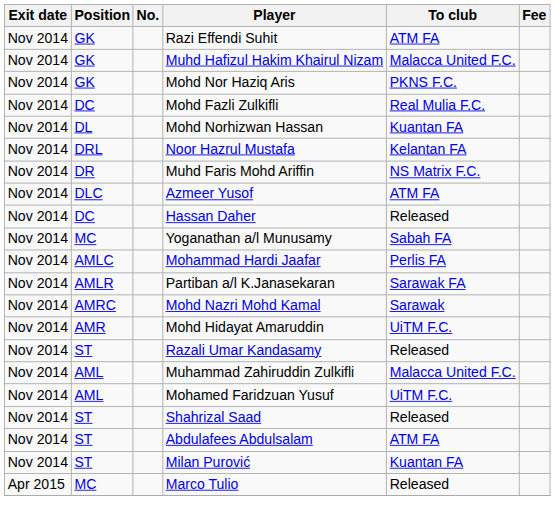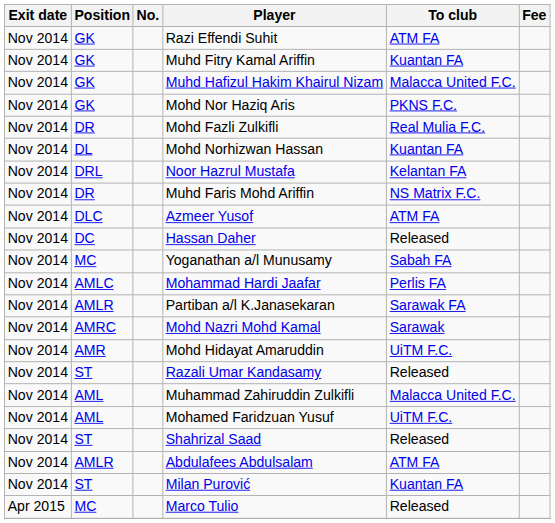+ row: (240, 60)
(85, 104) DC -> (85, 127) DR
(83, 439) ST -> (94, 462) AMLR
